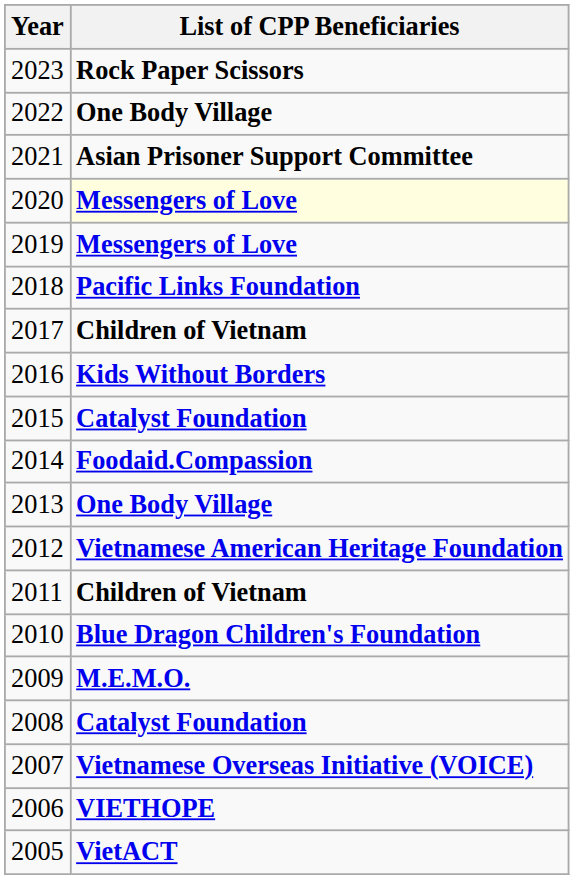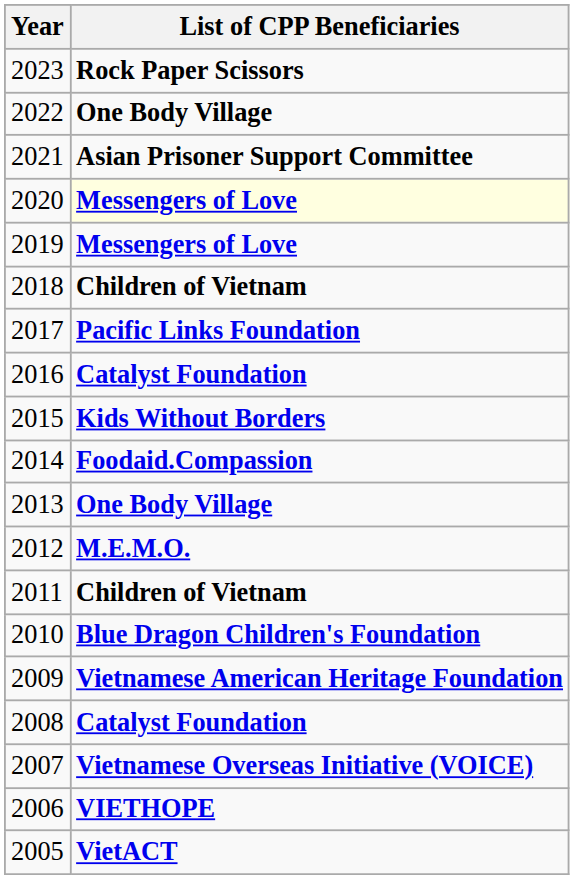(218, 287) Pacific Links Foundation -> (191, 287) Children of Vietnam
(191, 330) Children of Vietnam -> (218, 330) Pacific Links Foundation
(201, 374) Kids Without Borders -> (191, 374) Catalyst Foundation
(191, 417) Catalyst Foundation -> (201, 417) Kids Without Borders
(320, 548) Vietnamese American Heritage Foundation -> (133, 548) M.E.M.O.
(133, 678) M.E.M.O. -> (320, 678) Vietnamese American Heritage Foundation
